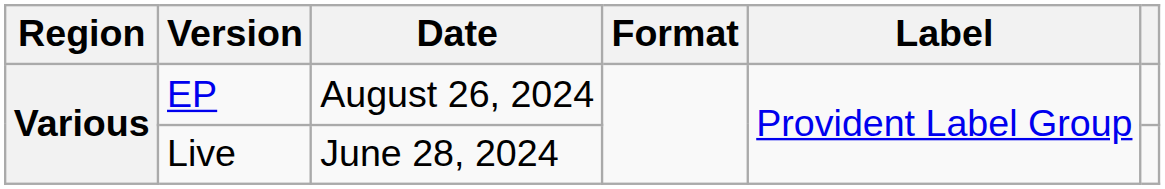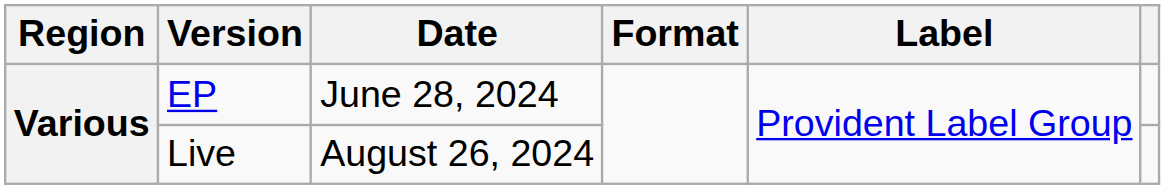(457, 93) August 26, 2024 -> (439, 93) June 28, 2024
(439, 153) June 28, 2024 -> (457, 153) August 26, 2024
